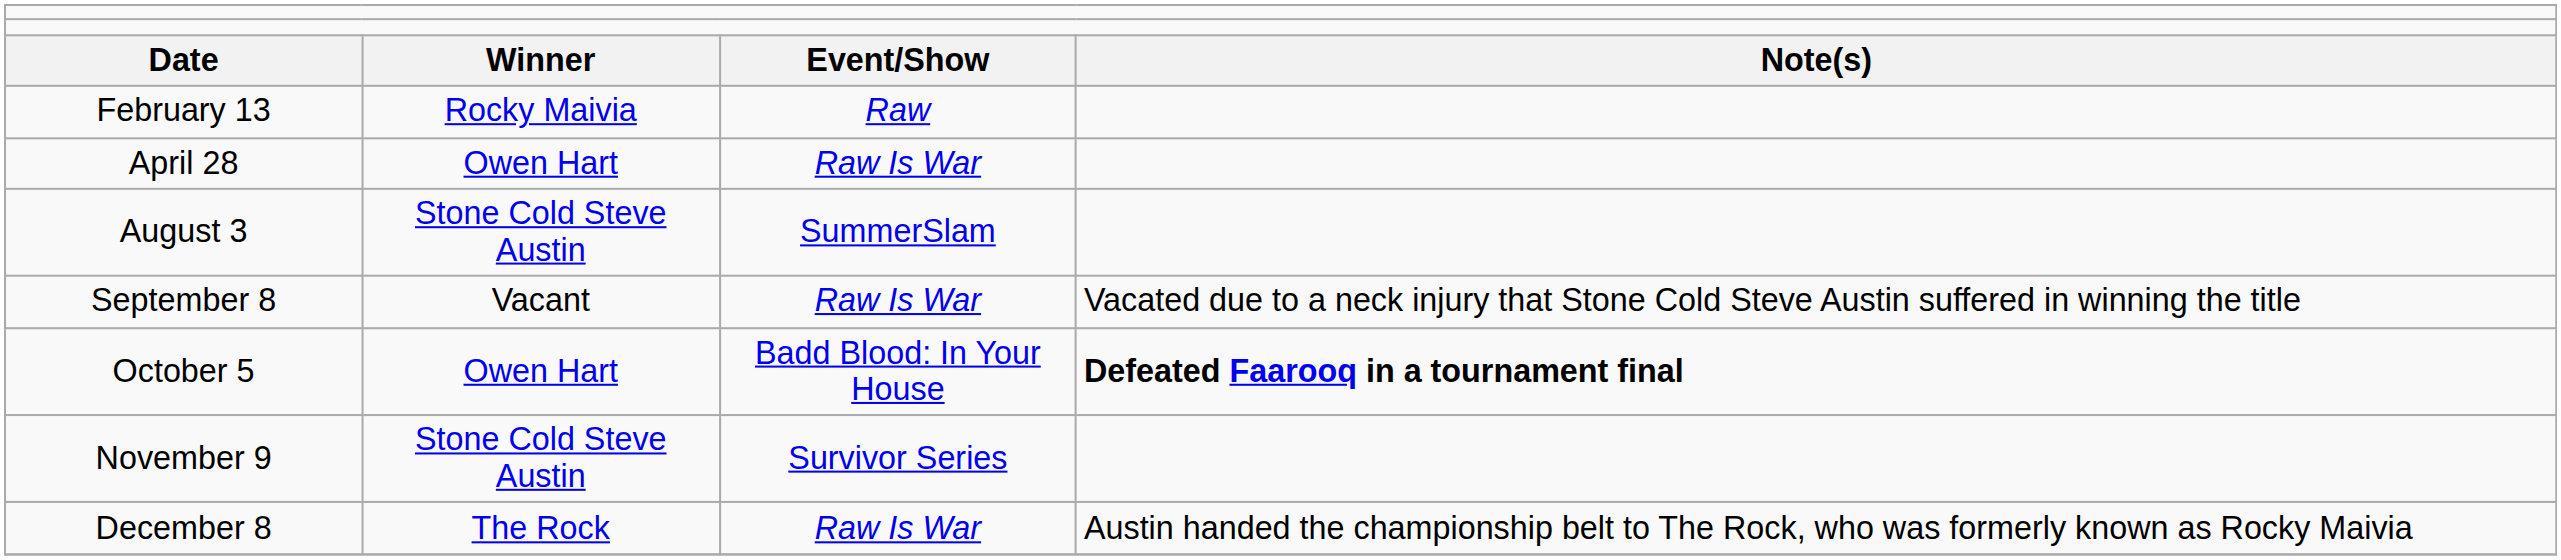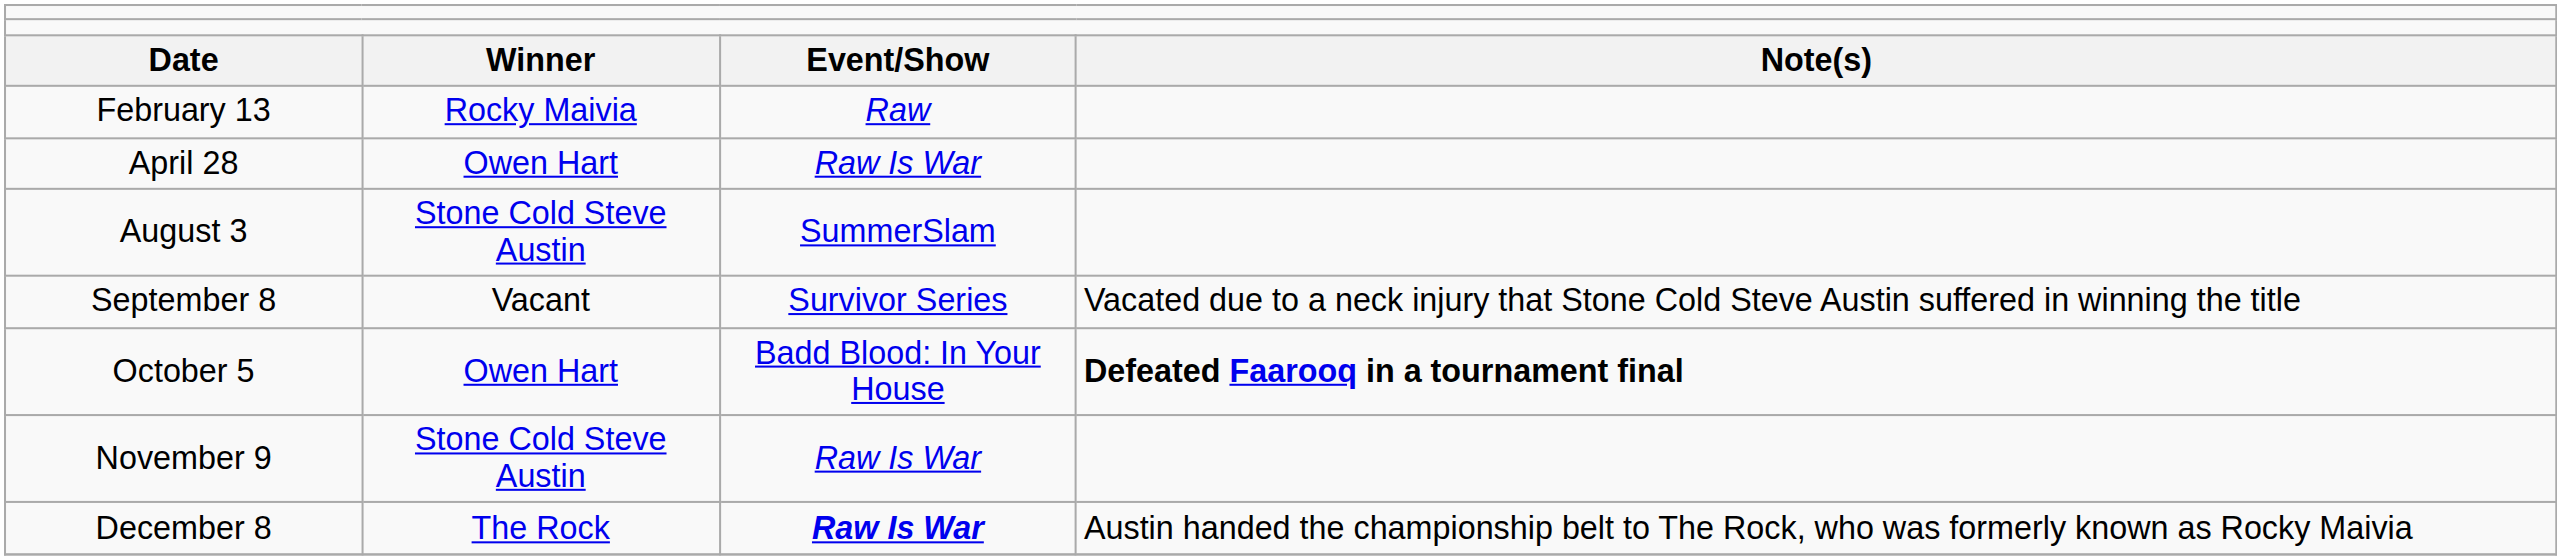(898, 301) Raw Is War -> (898, 301) Survivor Series
(898, 458) Survivor Series -> (898, 458) Raw Is War
(898, 527) normal -> (898, 527) bold
